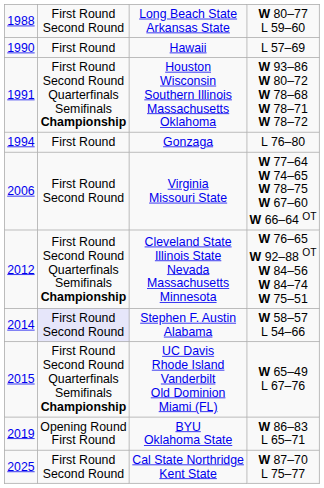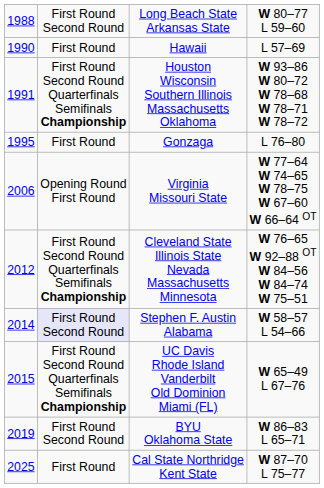(21, 142) 1994 -> (21, 142) 1995
(83, 191) First Round Second Round -> (83, 191) Opening Round First Round
(83, 433) Opening Round First Round -> (83, 433) First Round Second Round
(83, 467) First Round Second Round -> (83, 467) First Round
